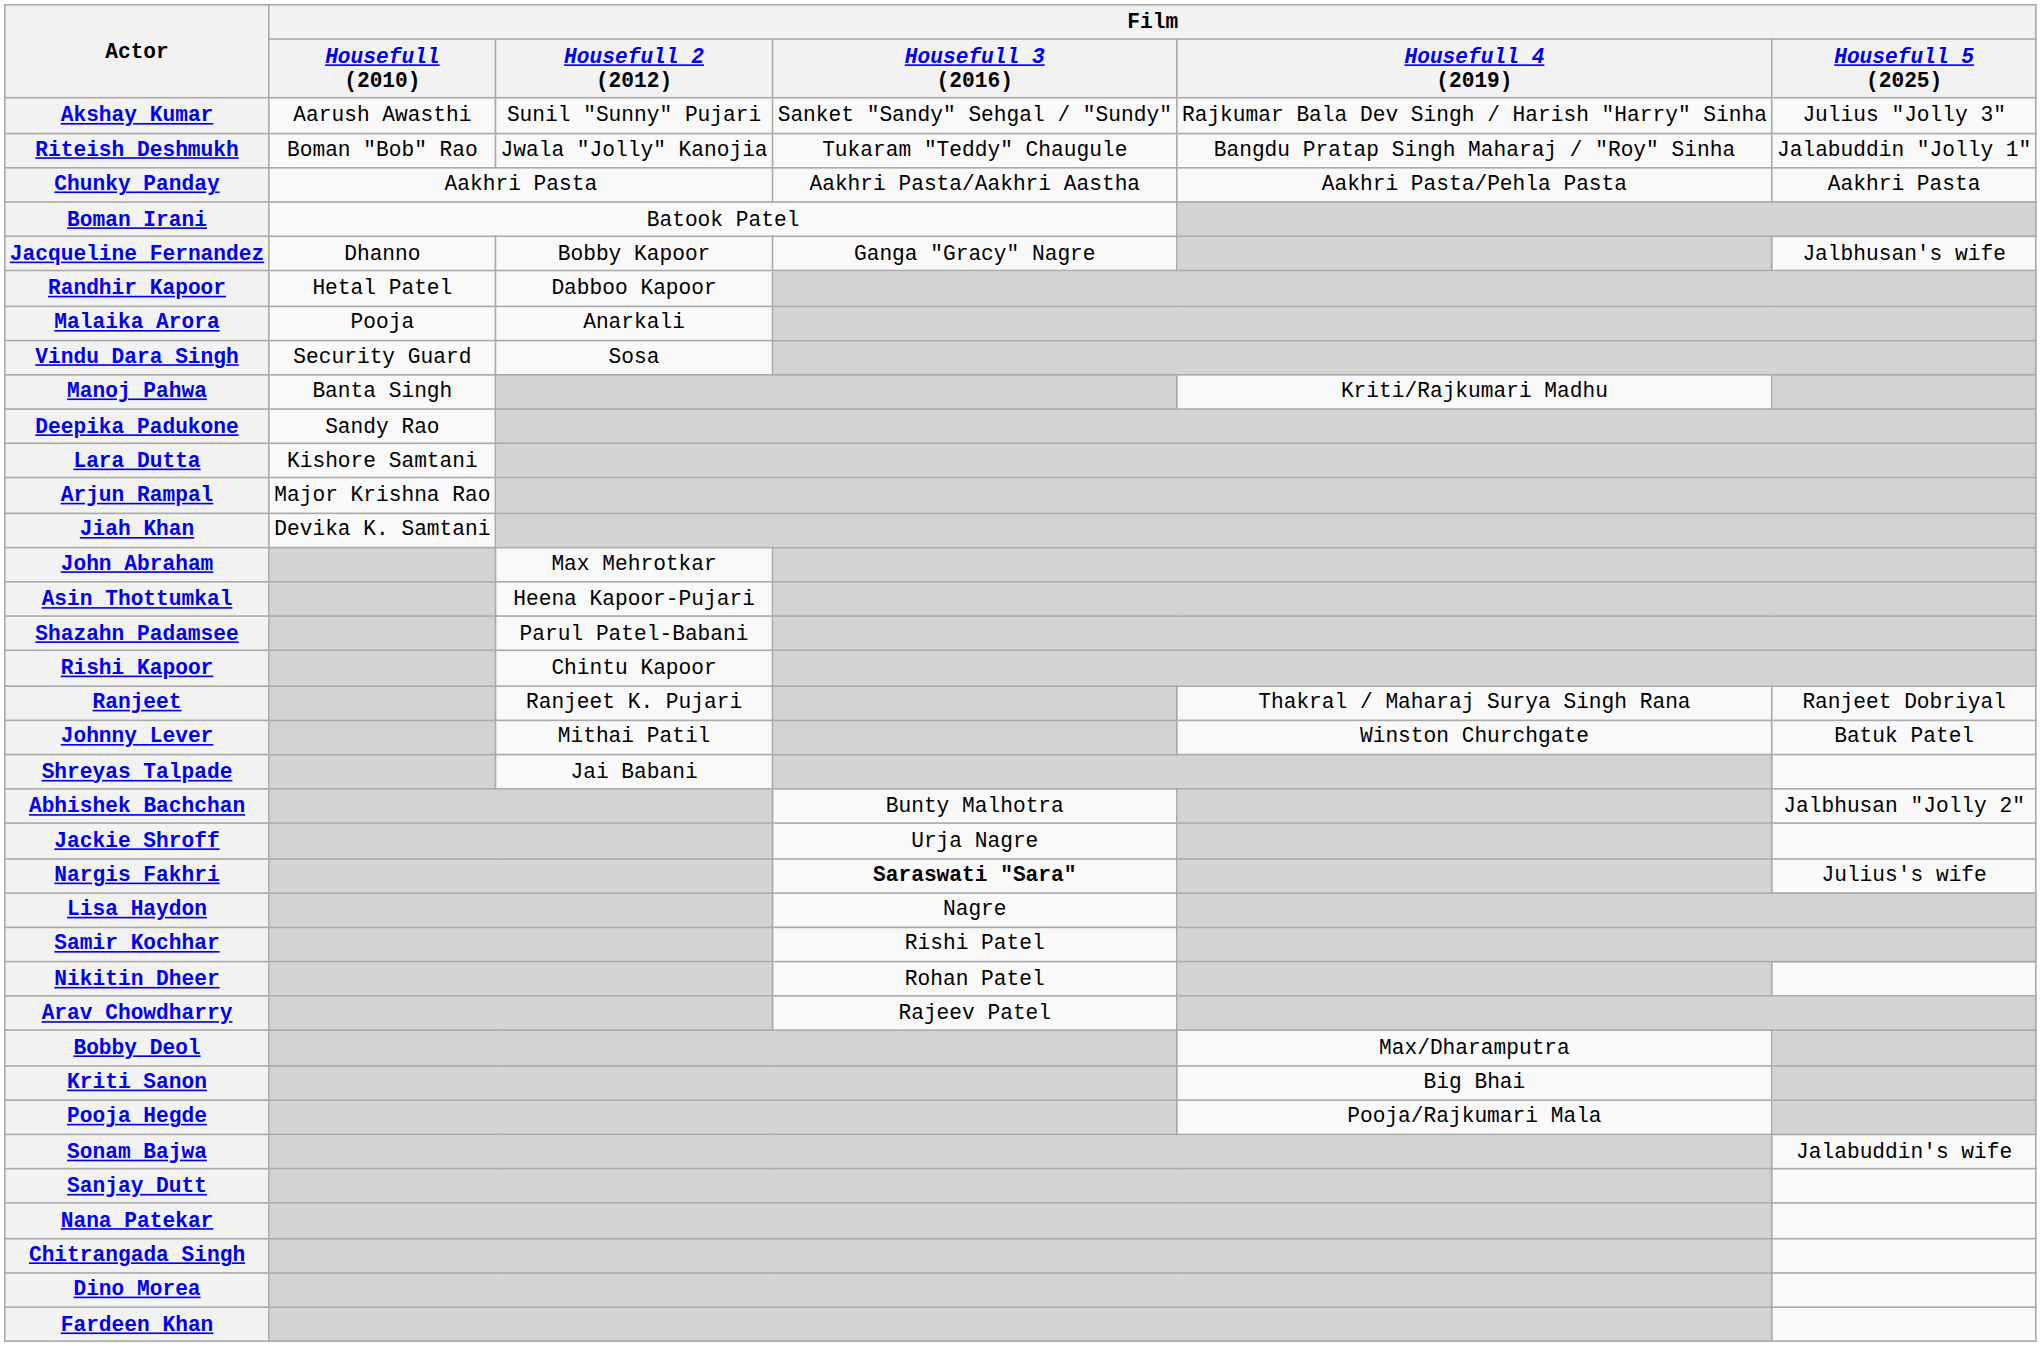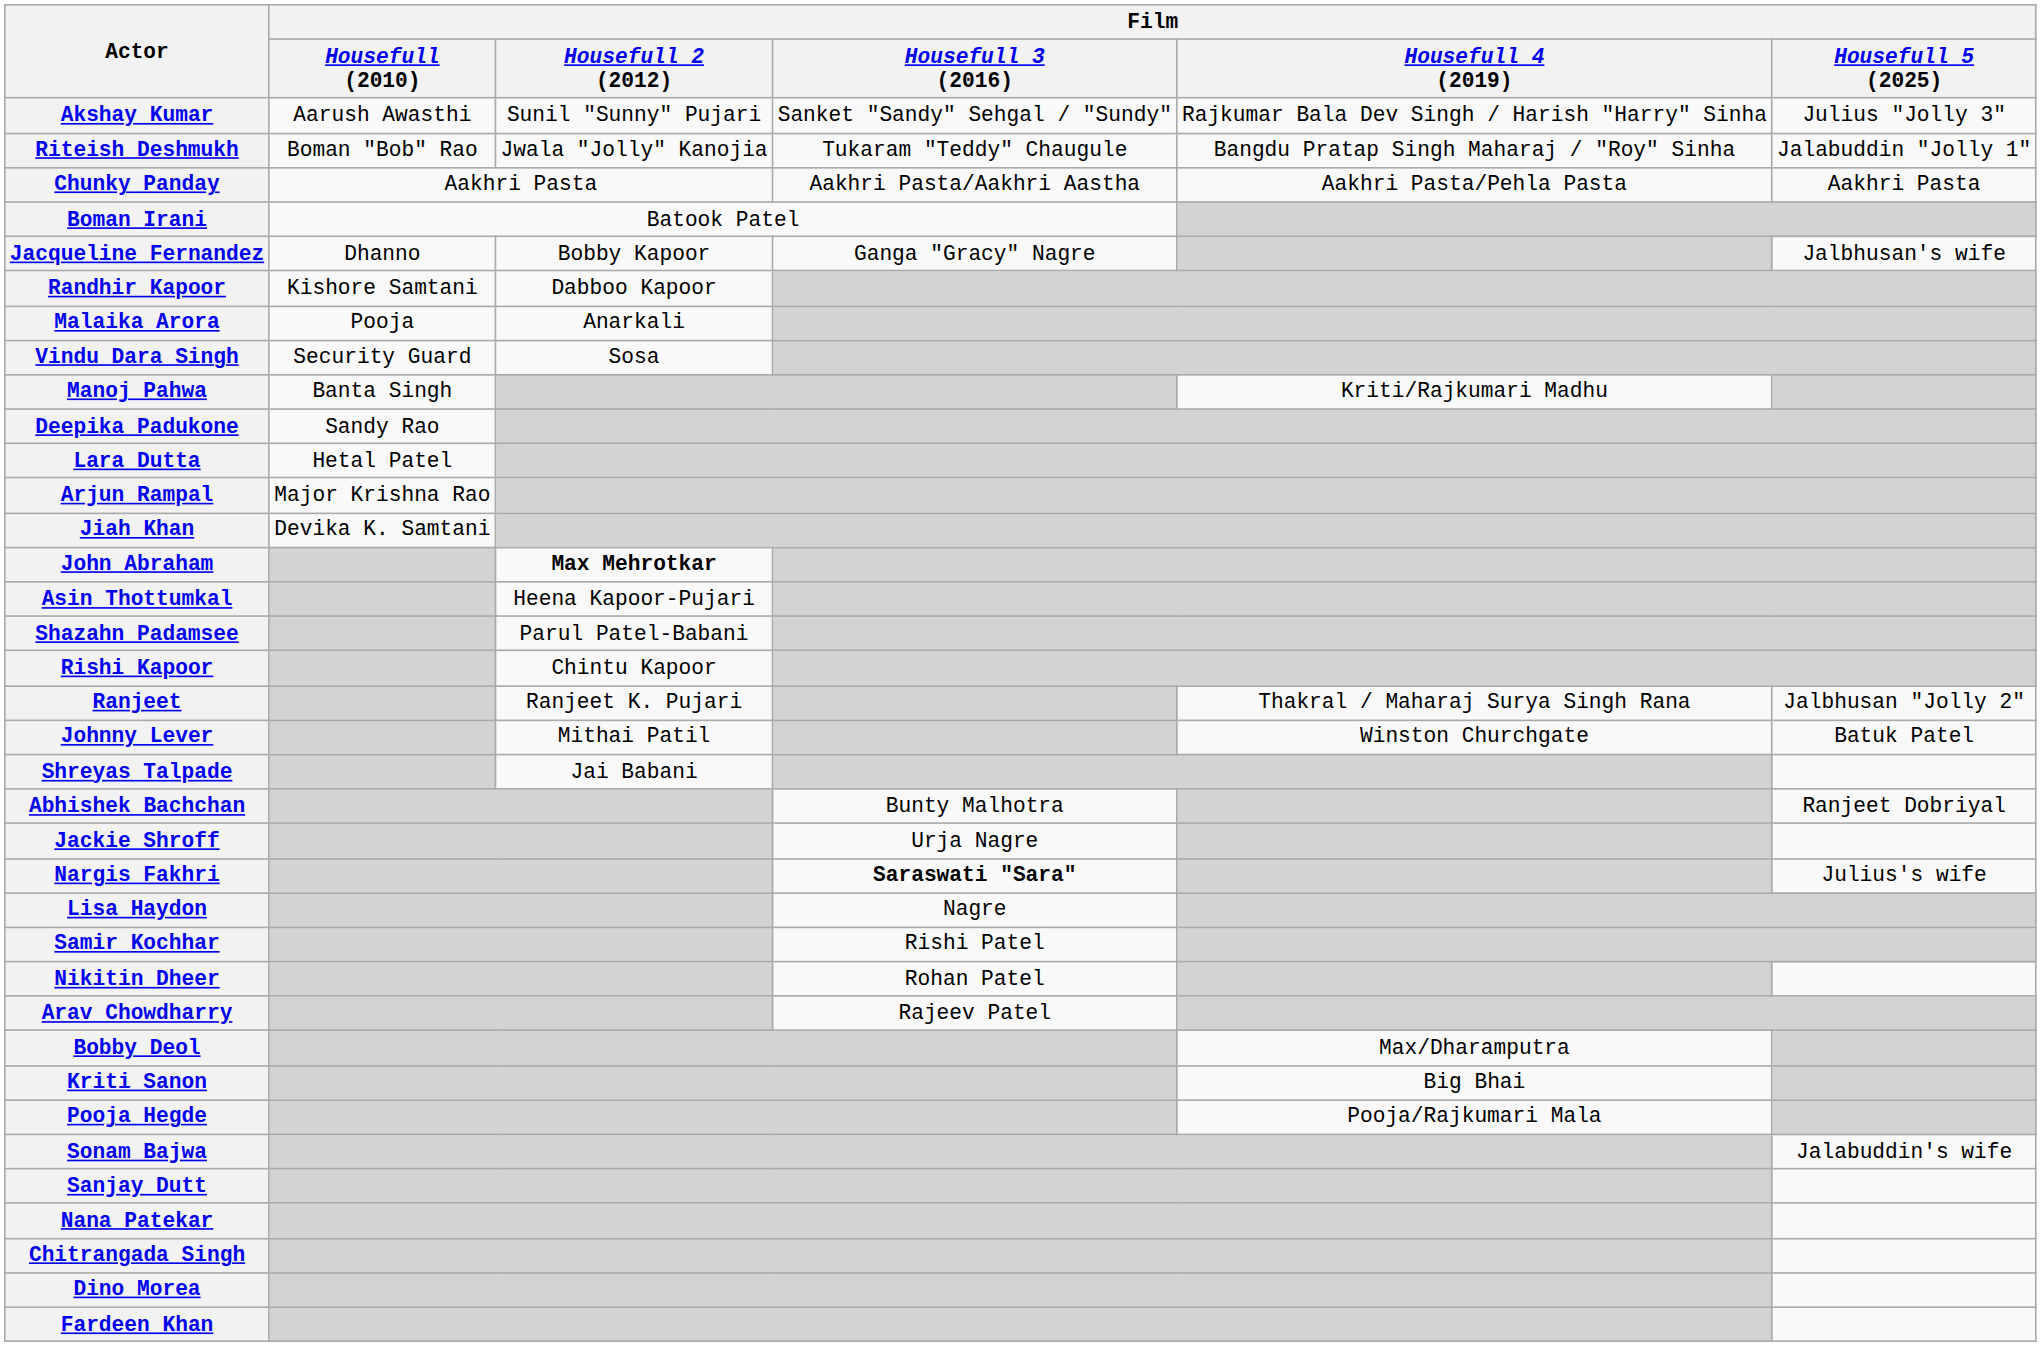(382, 288) Hetal Patel -> (382, 288) Kishore Samtani
(382, 461) Kishore Samtani -> (382, 461) Hetal Patel
(634, 565) normal -> (634, 565) bold
(1904, 703) Ranjeet Dobriyal -> (1904, 703) Jalbhusan "Jolly 2"
(1904, 806) Jalbhusan "Jolly 2" -> (1904, 806) Ranjeet Dobriyal
